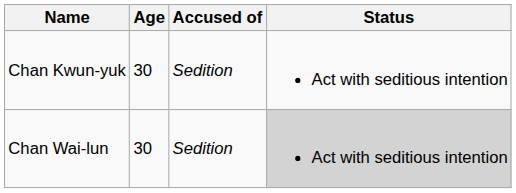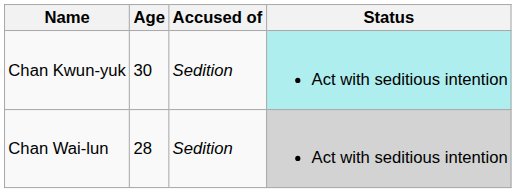(389, 79) no background -> (389, 79) paleturquoise background
(143, 148) 30 -> (143, 148) 28
